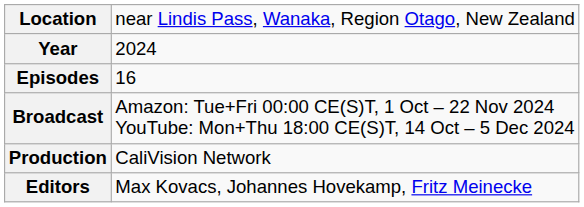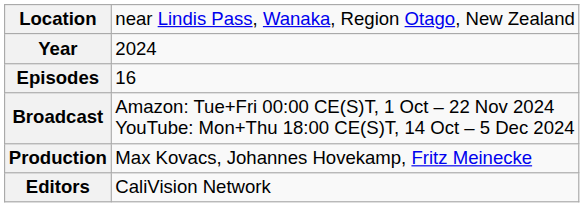(193, 157) CaliVision Network -> (324, 157) Max Kovacs, Johannes Hovekamp, Fritz Meinecke
(324, 187) Max Kovacs, Johannes Hovekamp, Fritz Meinecke -> (193, 187) CaliVision Network
